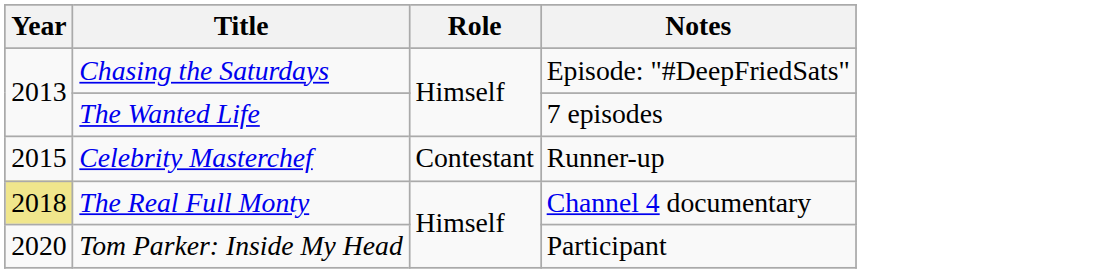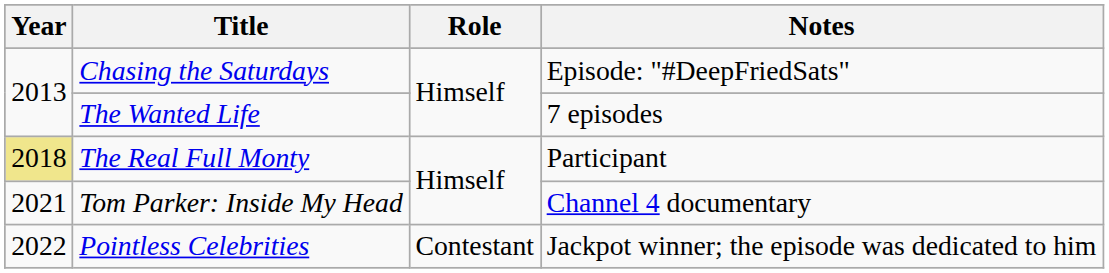- row: (196, 158)
(679, 202) Channel 4 documentary -> (607, 158) Participant
(39, 245) 2020 -> (39, 202) 2021
(607, 245) Participant -> (679, 202) Channel 4 documentary
+ row: (194, 245)
